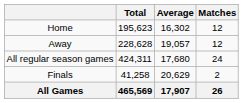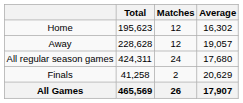columns swapped: (217, 12) <-> (175, 12)
